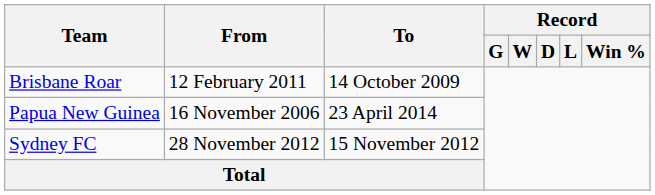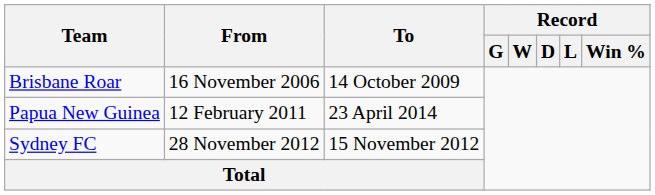(238, 81) 12 February 2011 -> (244, 81) 16 November 2006
(244, 112) 16 November 2006 -> (238, 112) 12 February 2011
